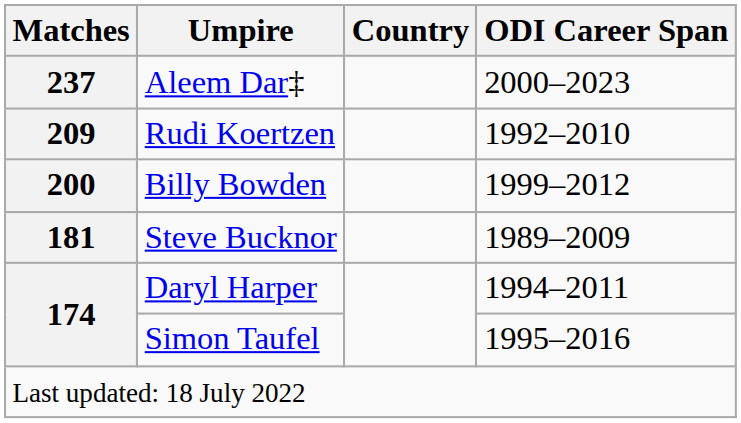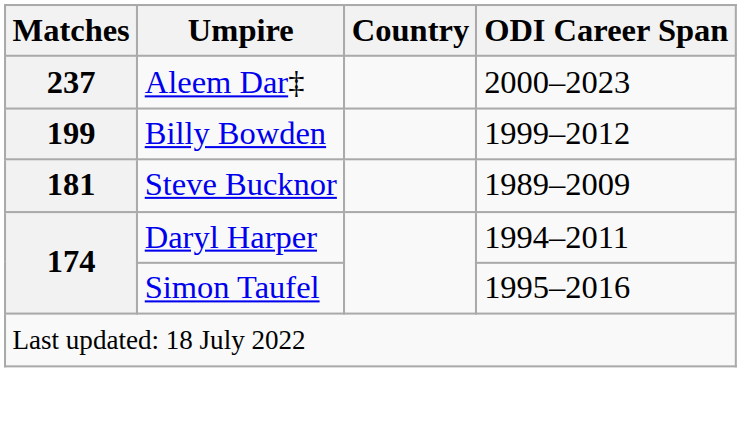- row: (240, 133)
(71, 184) 200 -> (71, 133) 199
